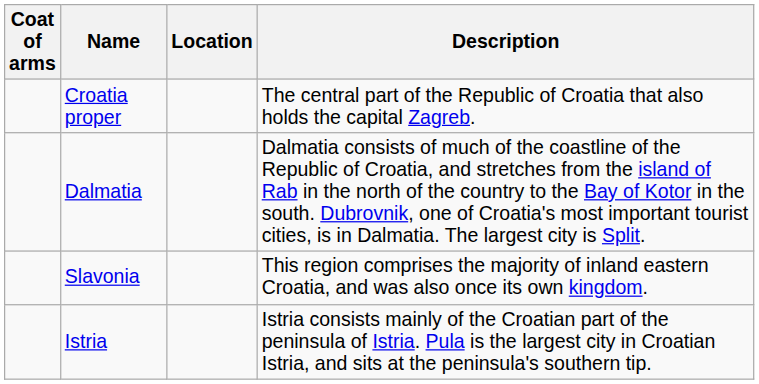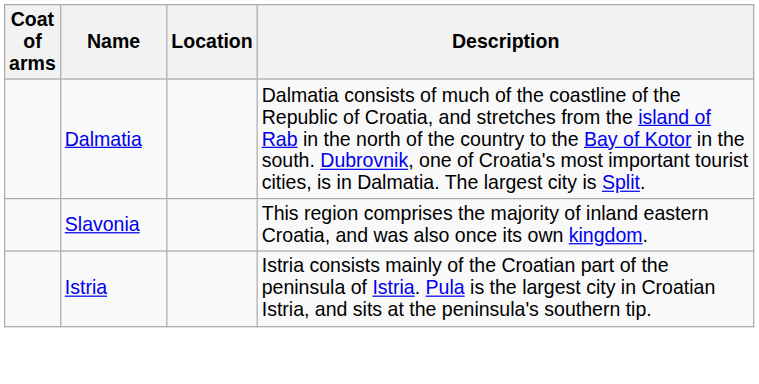- row: (96, 105)
